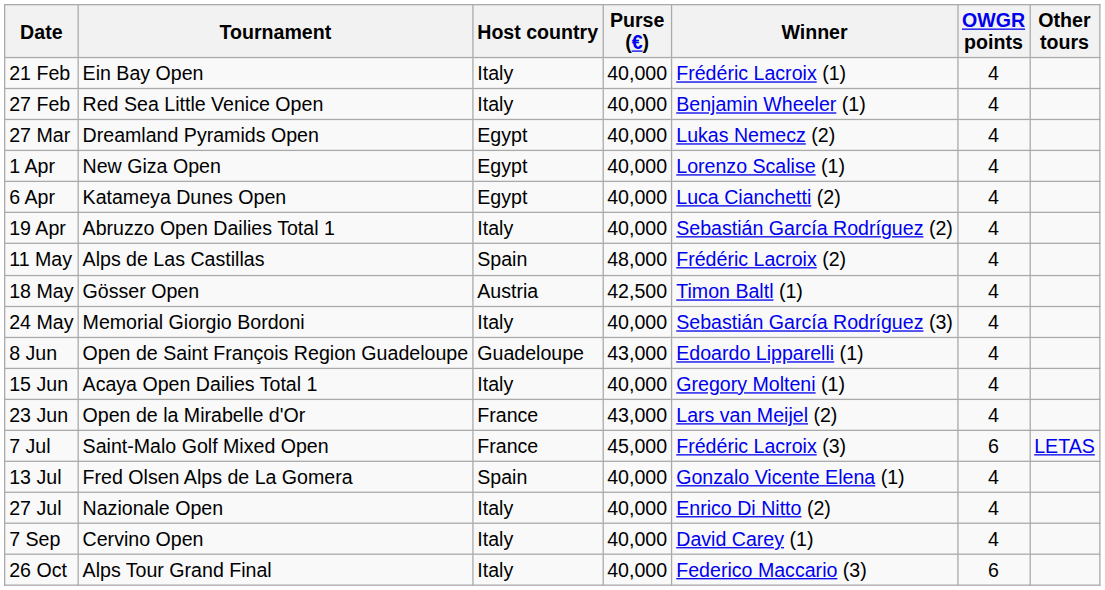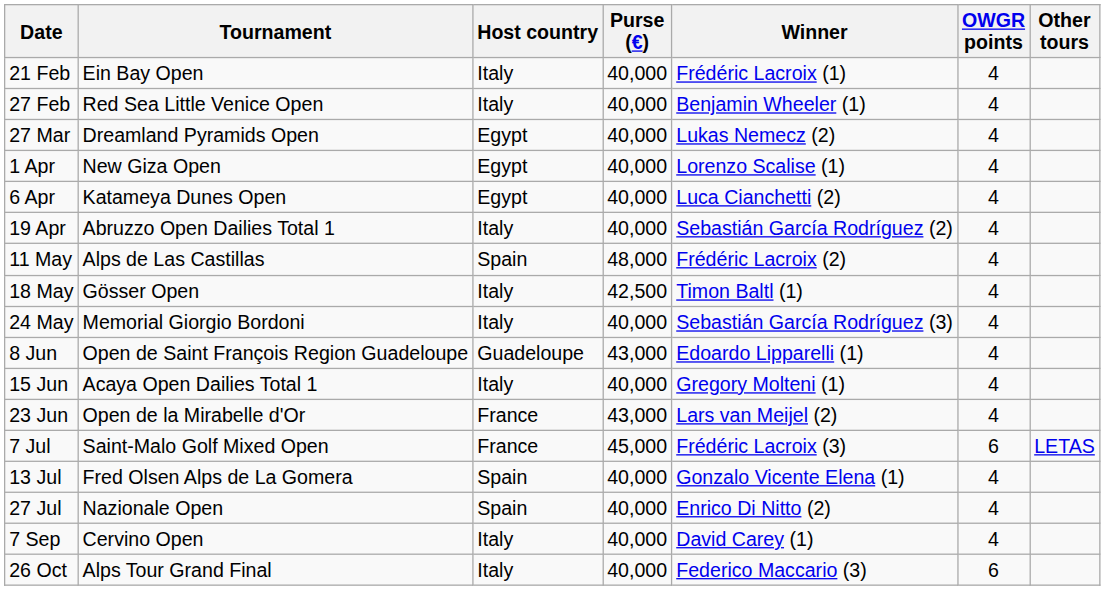(508, 291) Austria -> (495, 291) Italy
(495, 508) Italy -> (502, 508) Spain
